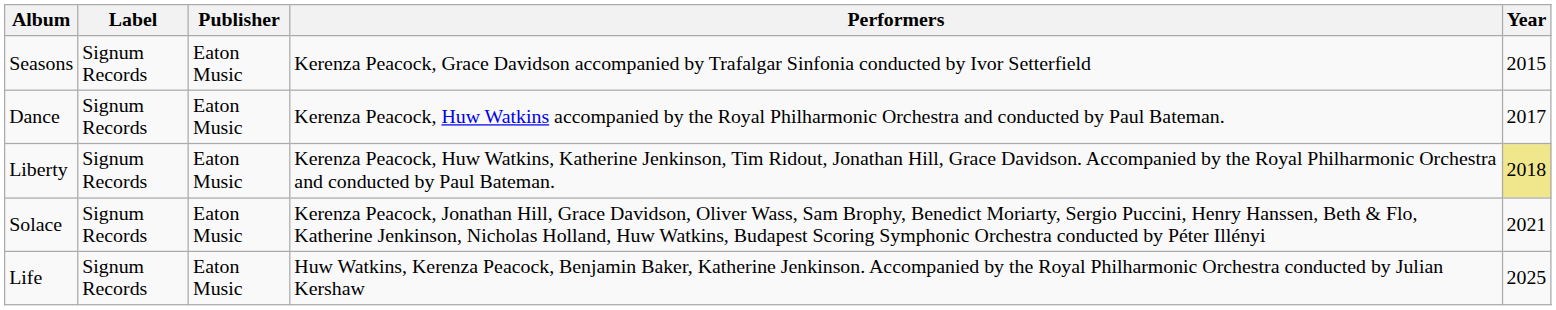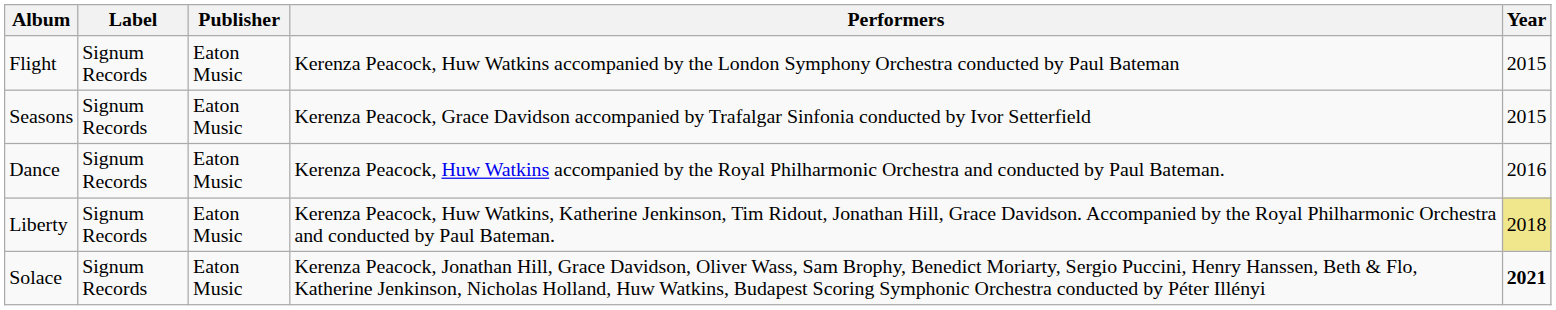+ row: (33, 62)
(1526, 116) 2017 -> (1526, 170) 2016
(1526, 224) normal -> (1526, 277) bold
- row: (26, 277)
